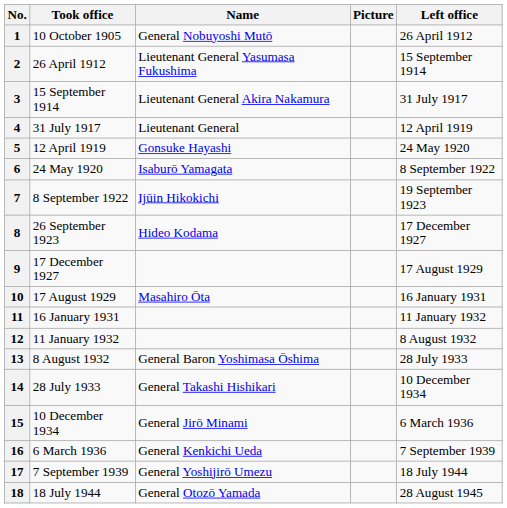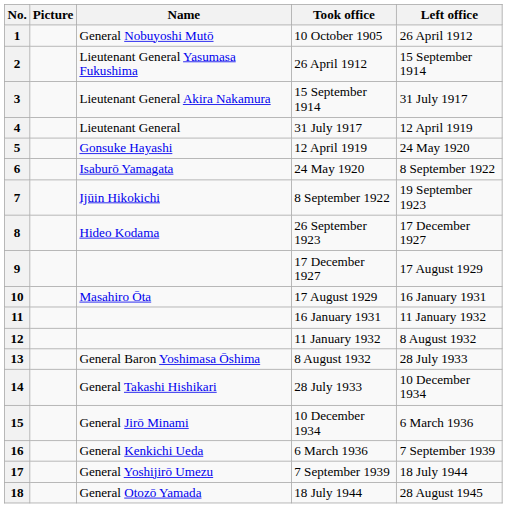columns swapped: (373, 14) <-> (83, 14)
